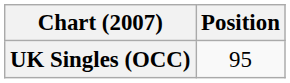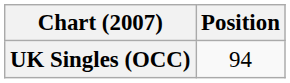(240, 58) 95 -> (240, 58) 94
